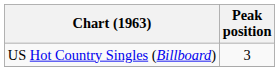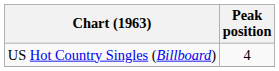(247, 54) 3 -> (247, 54) 4
